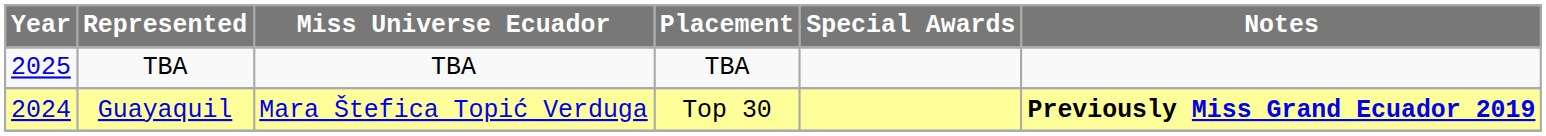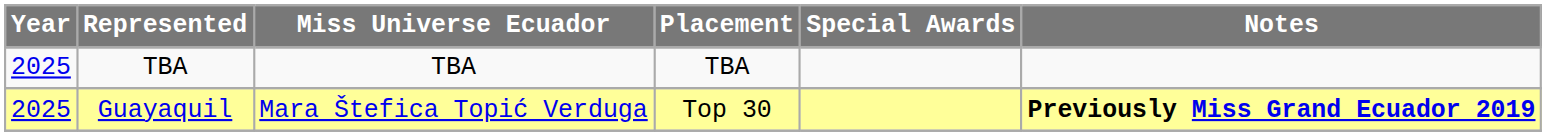(41, 109) 2024 -> (41, 109) 2025
